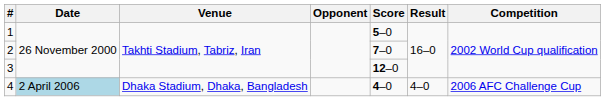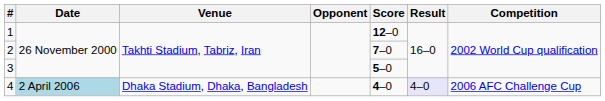(382, 31) 5–0 -> (386, 31) 12–0
(386, 68) 12–0 -> (382, 68) 5–0
(420, 86) no background -> (420, 86) lavender background
